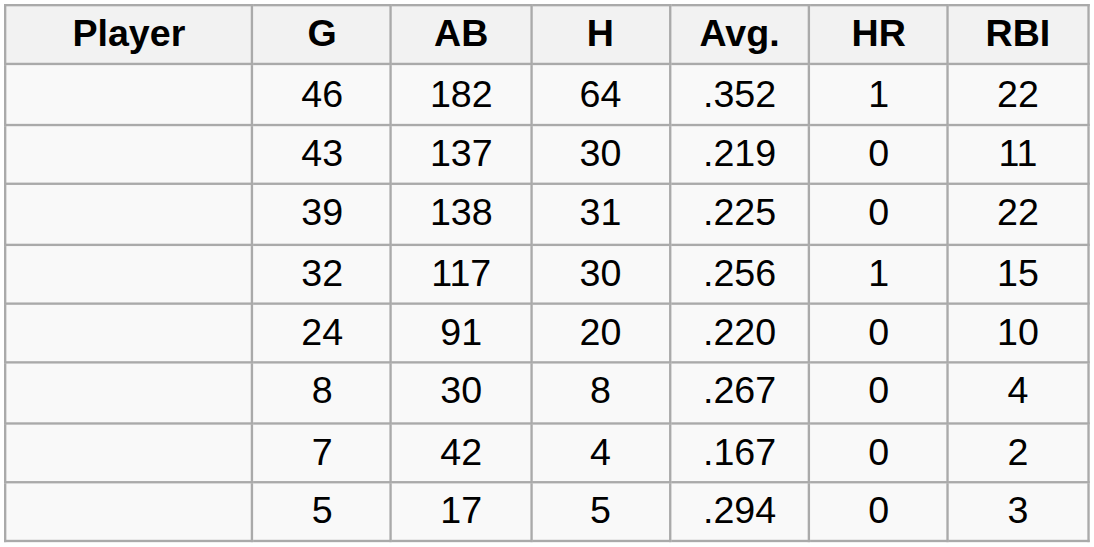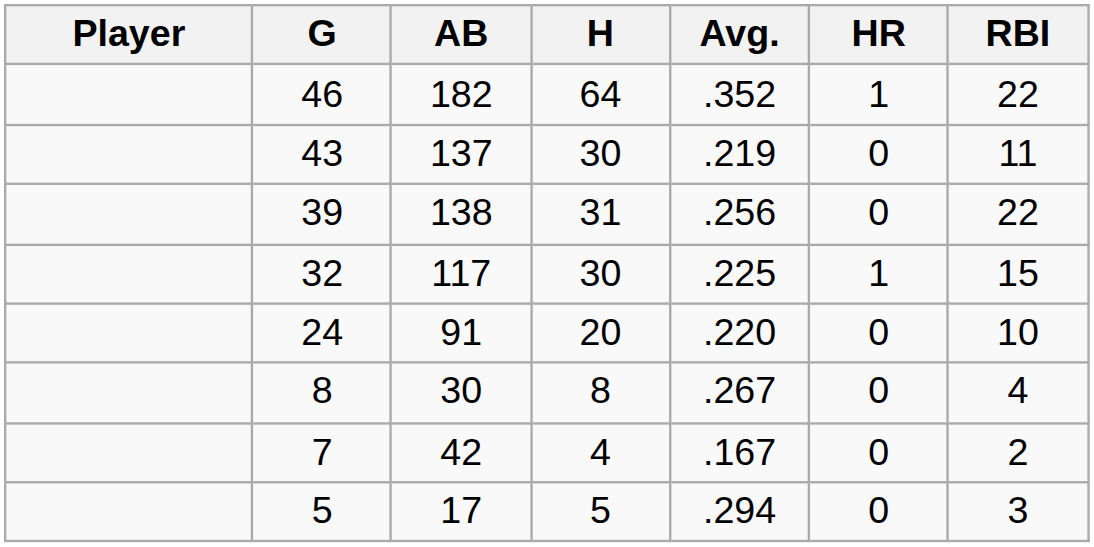(740, 213) .225 -> (740, 213) .256
(740, 272) .256 -> (740, 272) .225
